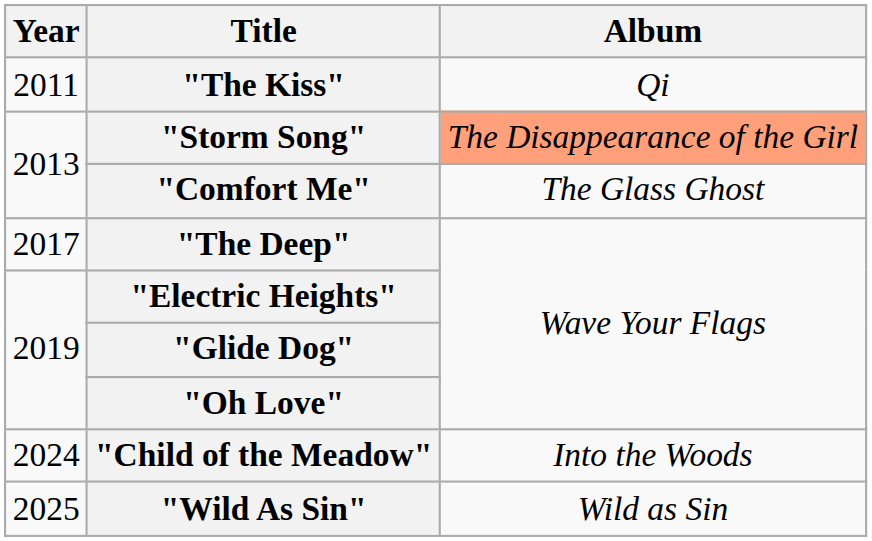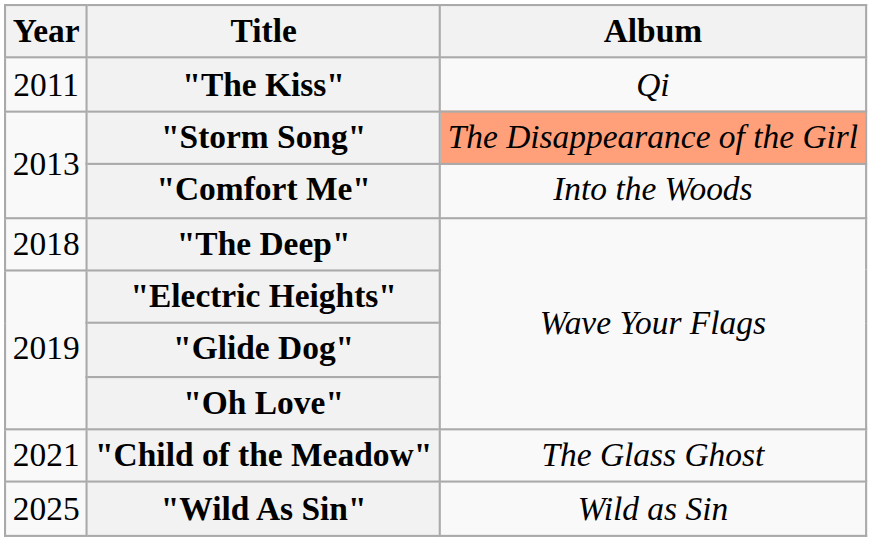(653, 190) The Glass Ghost -> (653, 190) Into the Woods
(46, 243) 2017 -> (46, 243) 2018
(46, 455) 2024 -> (46, 455) 2021
(653, 455) Into the Woods -> (653, 455) The Glass Ghost
